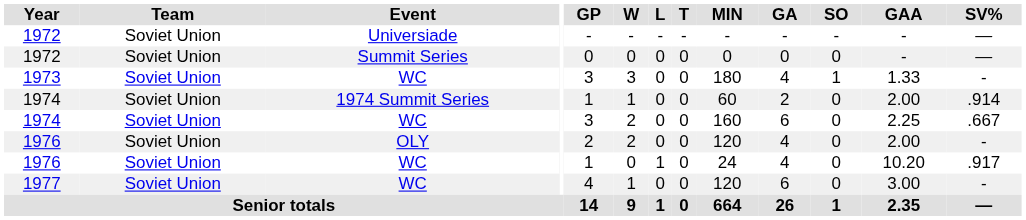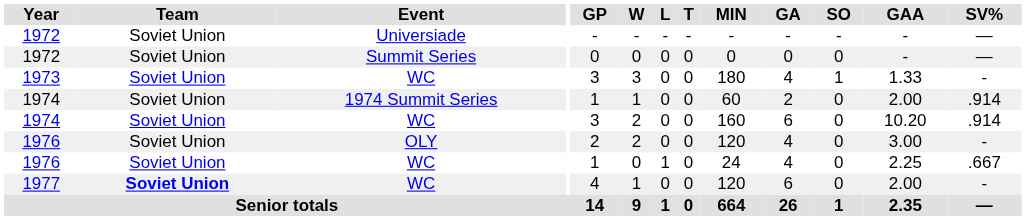(904, 120) 2.25 -> (905, 120) 10.20
(984, 120) .667 -> (984, 120) .914
(904, 141) 2.00 -> (905, 141) 3.00
(904, 162) 10.20 -> (905, 162) 2.25
(984, 162) .917 -> (984, 162) .667
(173, 184) normal -> (177, 184) bold
(904, 184) 3.00 -> (905, 184) 2.00
